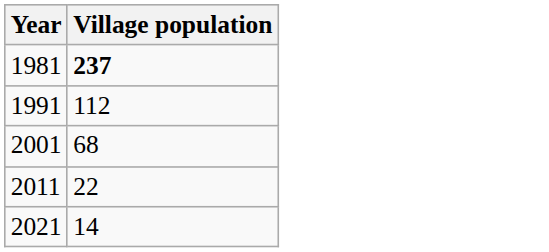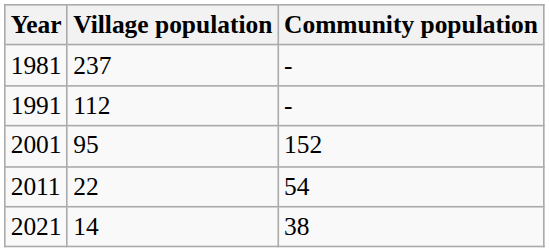+ column: (411, 24)
(92, 65) bold -> (92, 65) normal
(86, 145) 68 -> (86, 145) 95
